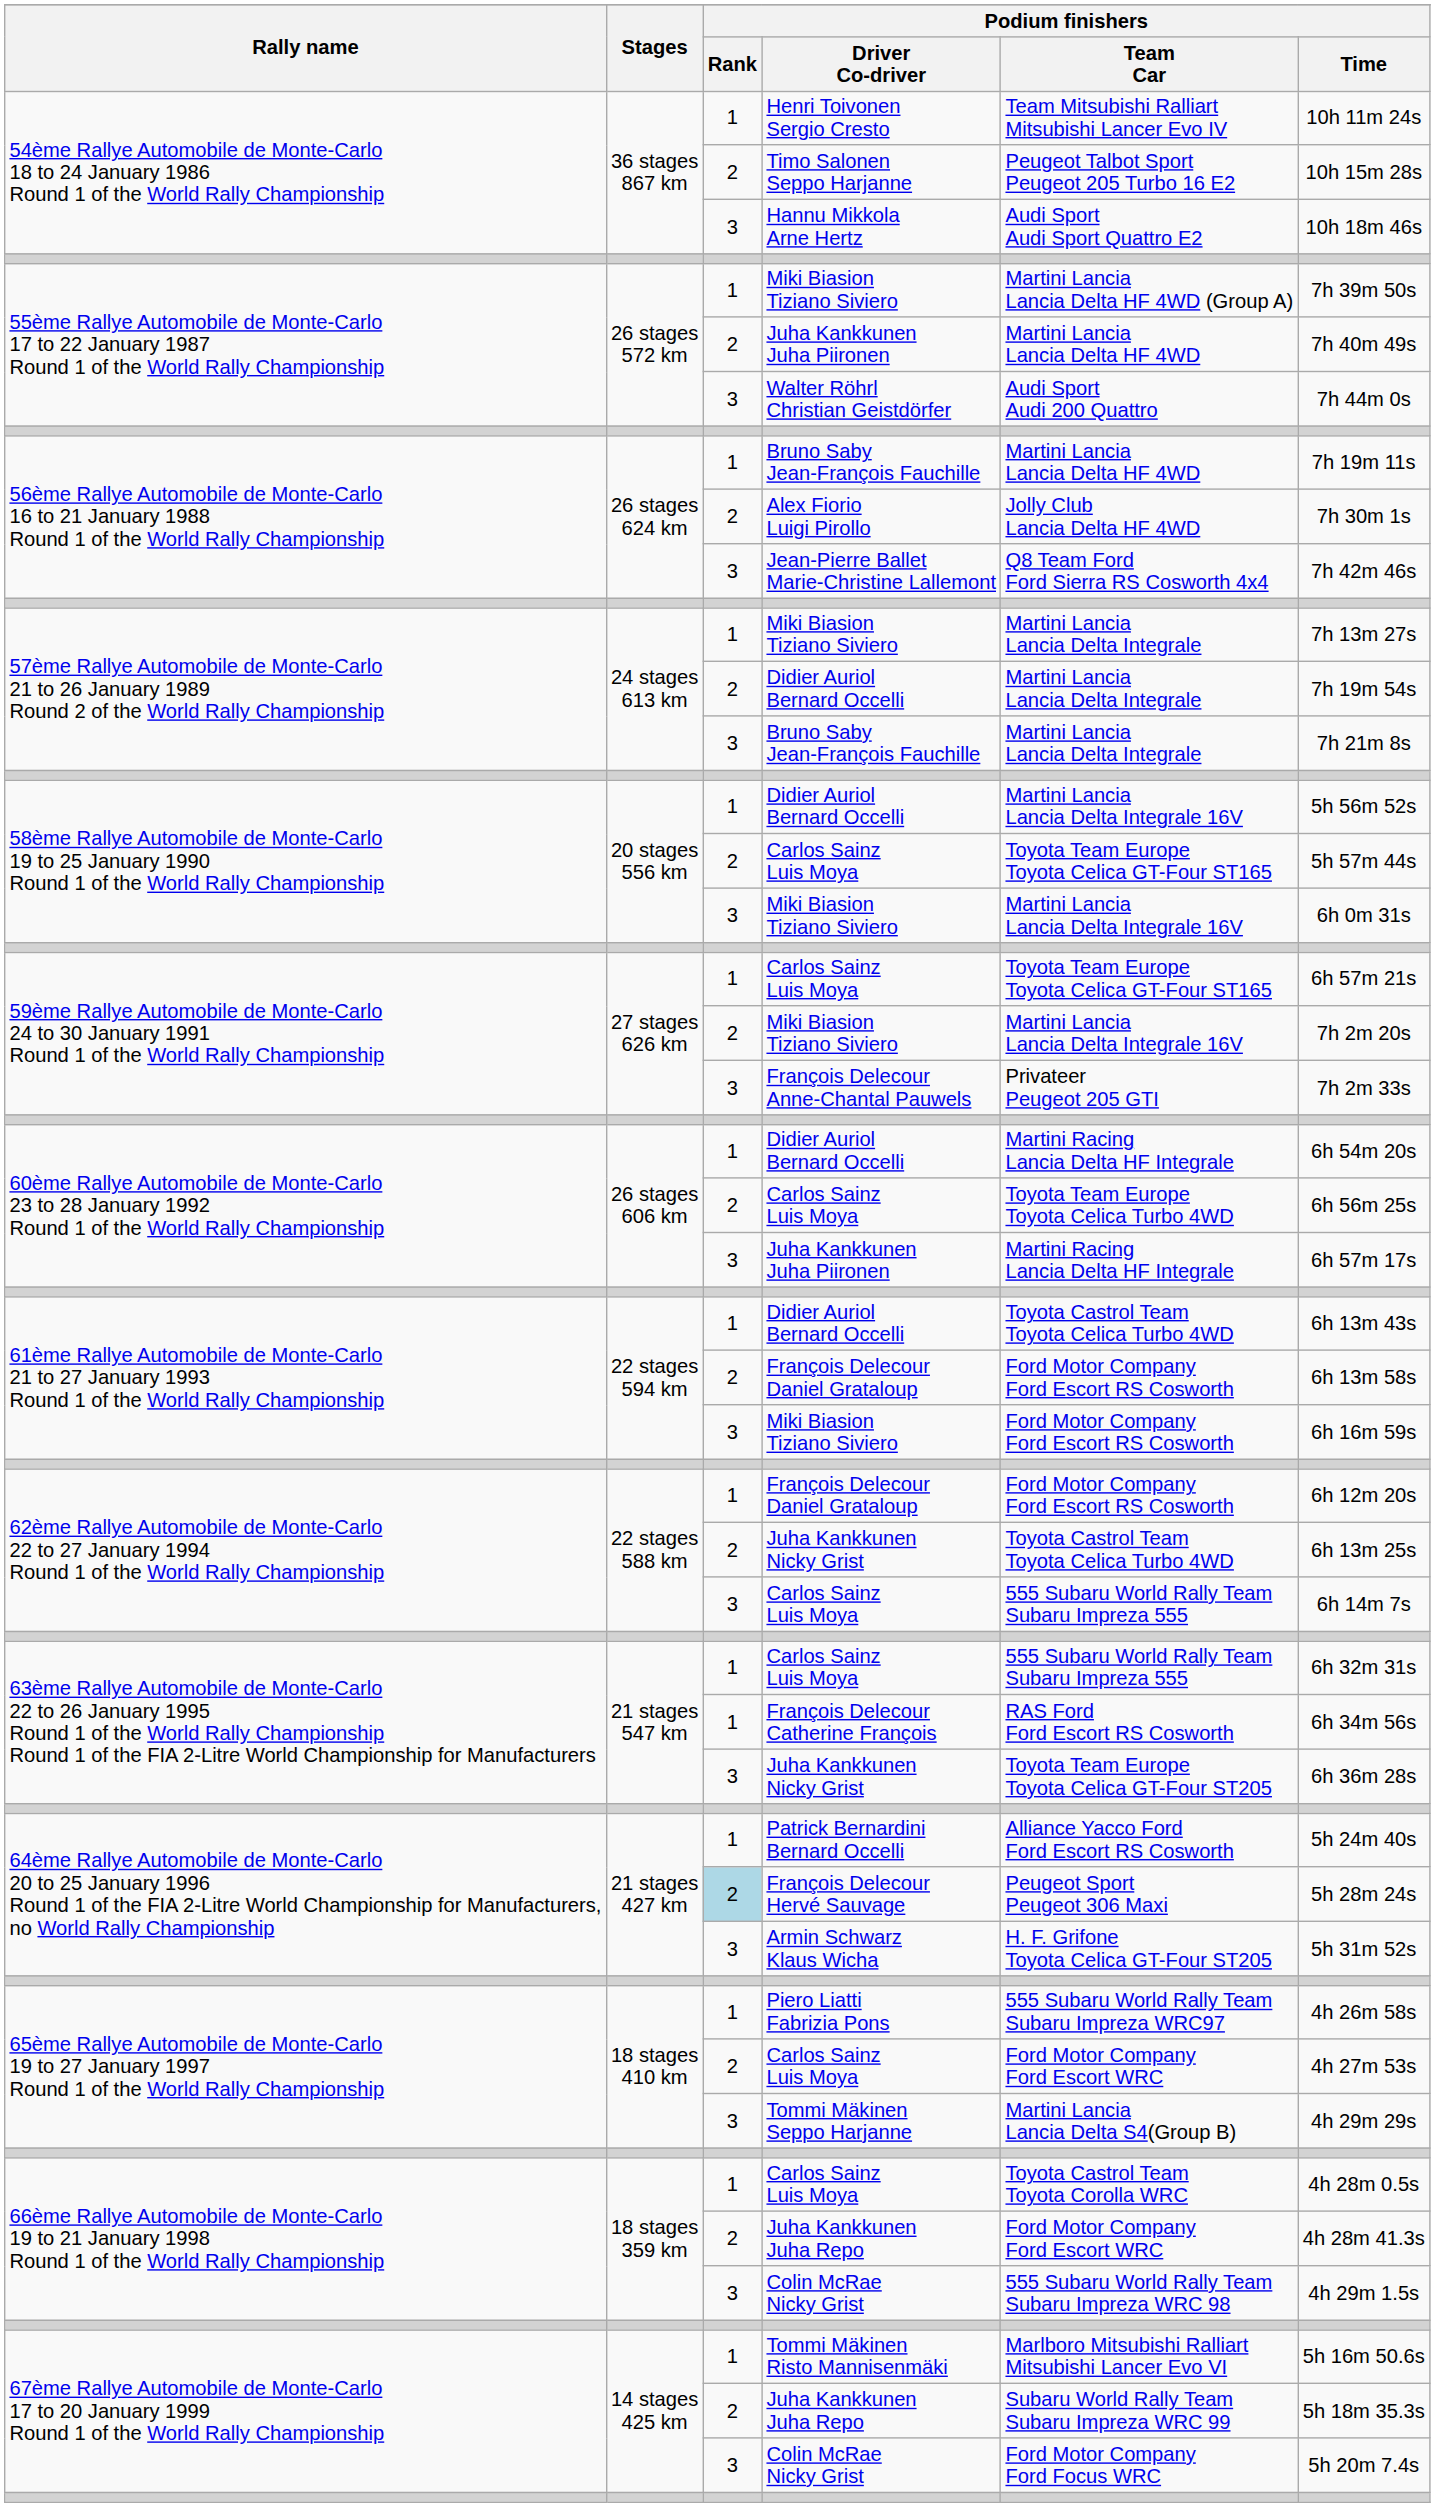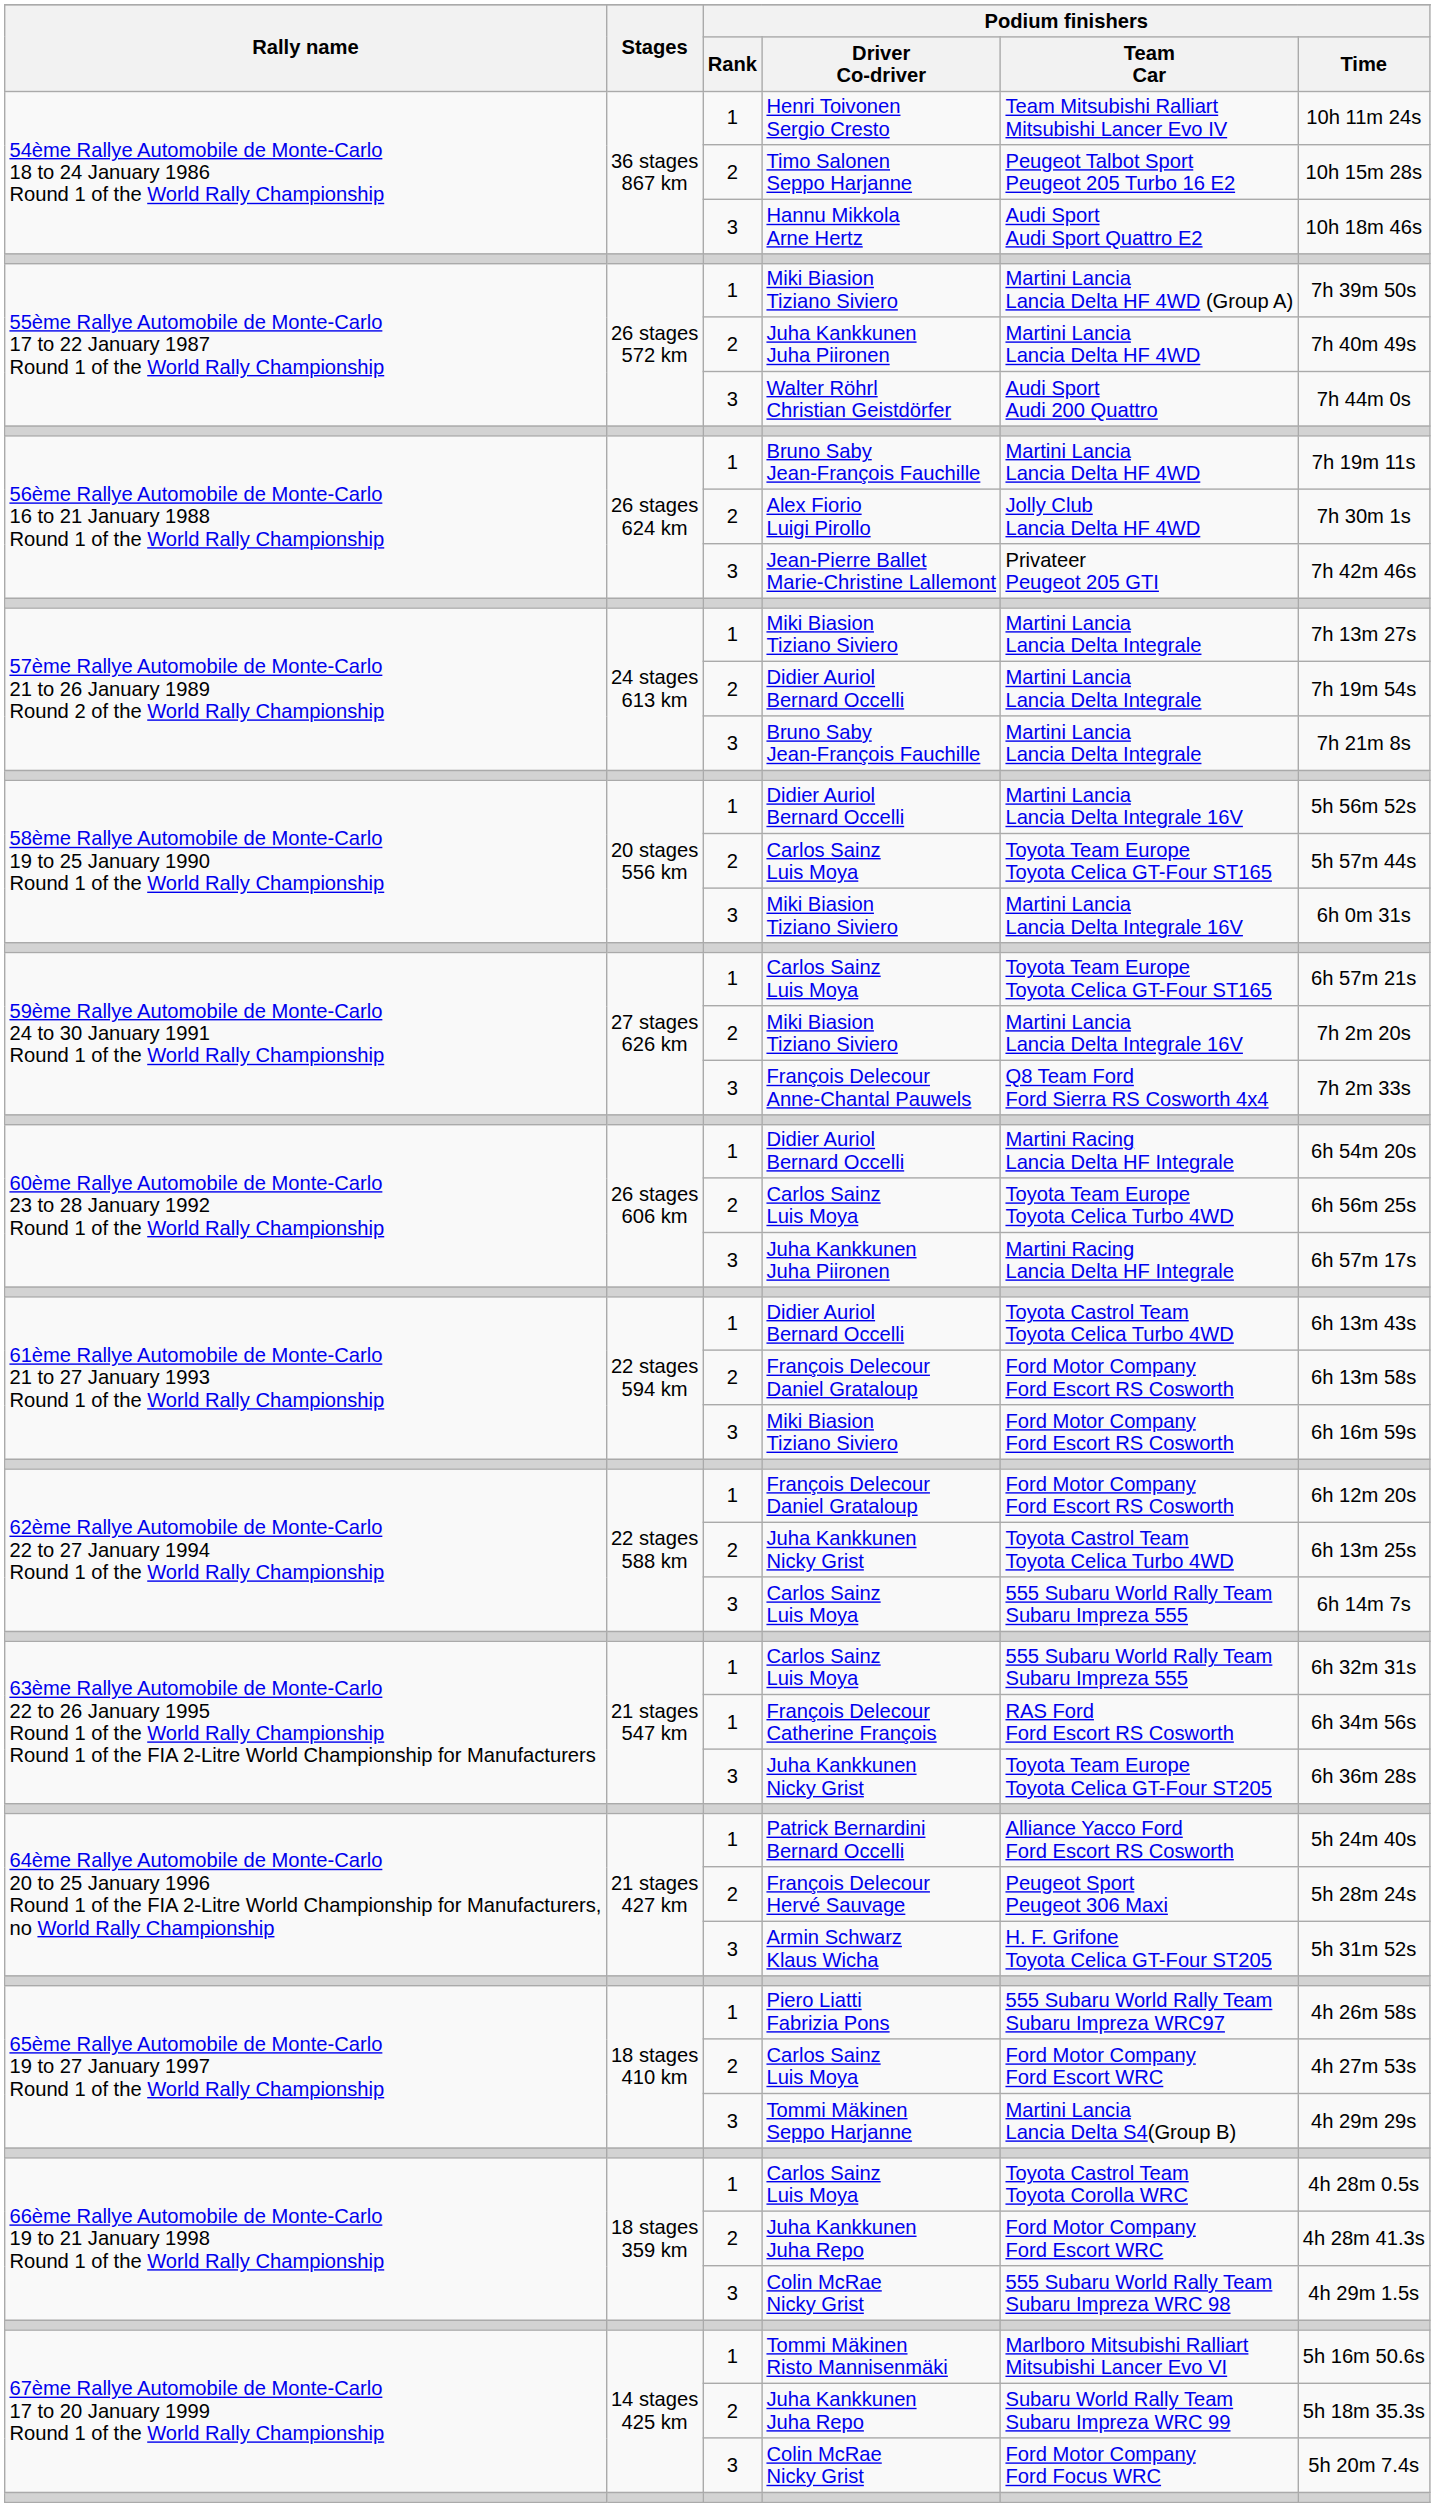(1137, 571) Q8 Team Ford Ford Sierra RS Cosworth 4x4 -> (1082, 571) Privateer Peugeot 205 GTI
(1082, 1088) Privateer Peugeot 205 GTI -> (1137, 1088) Q8 Team Ford Ford Sierra RS Cosworth 4x4
(732, 1895) lightblue background -> (732, 1895) no background
